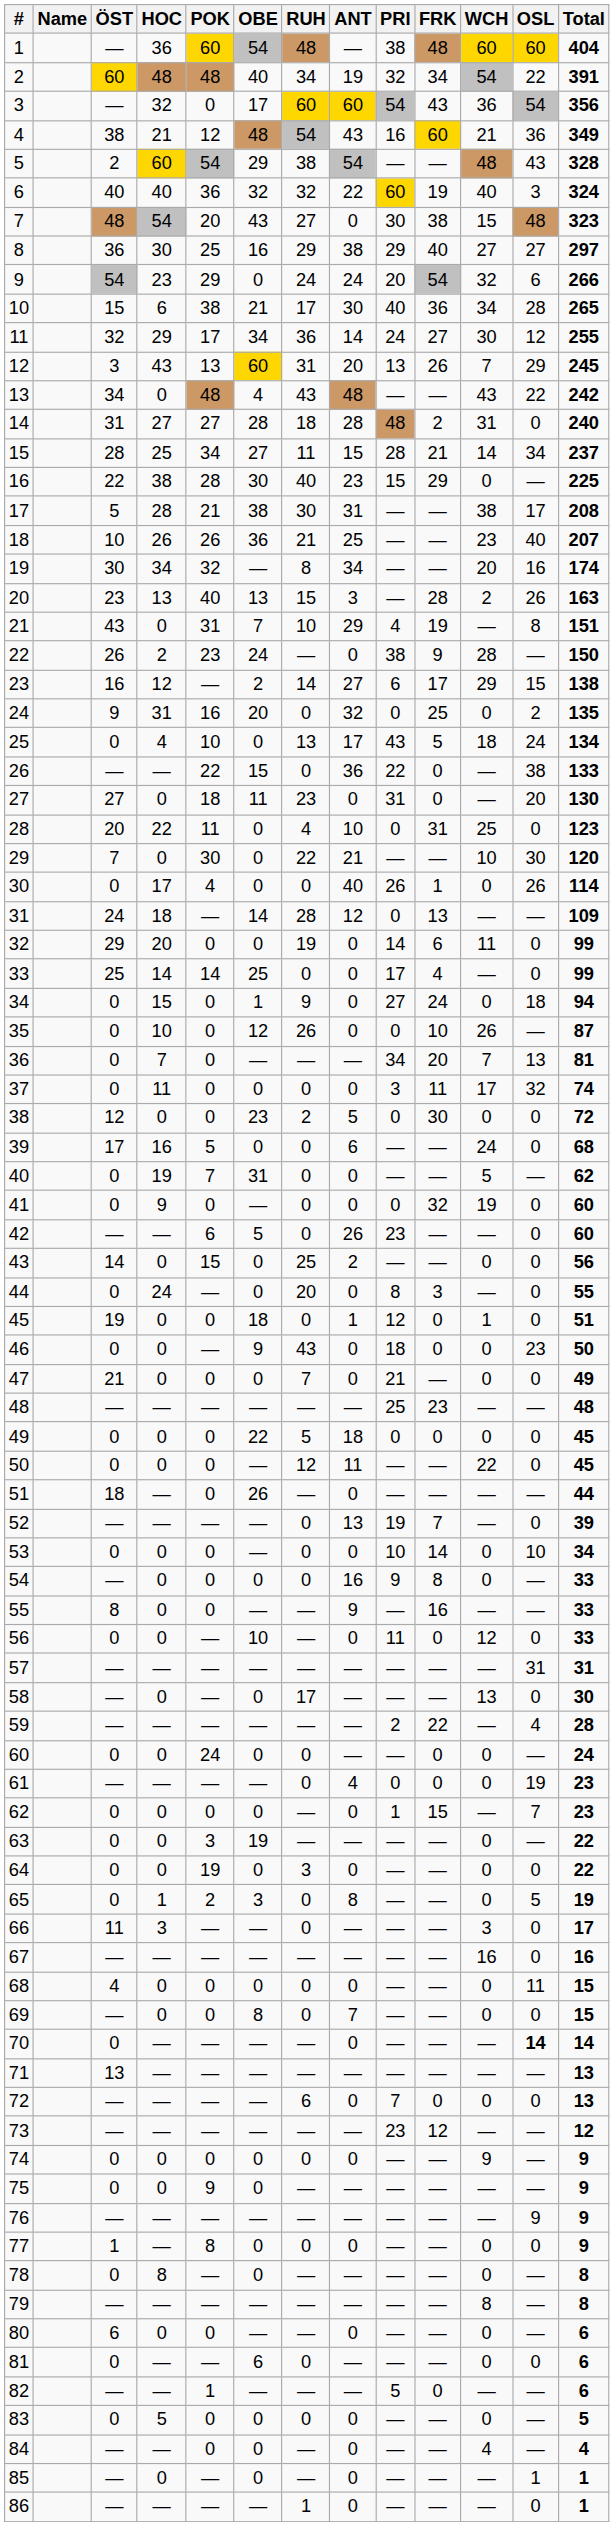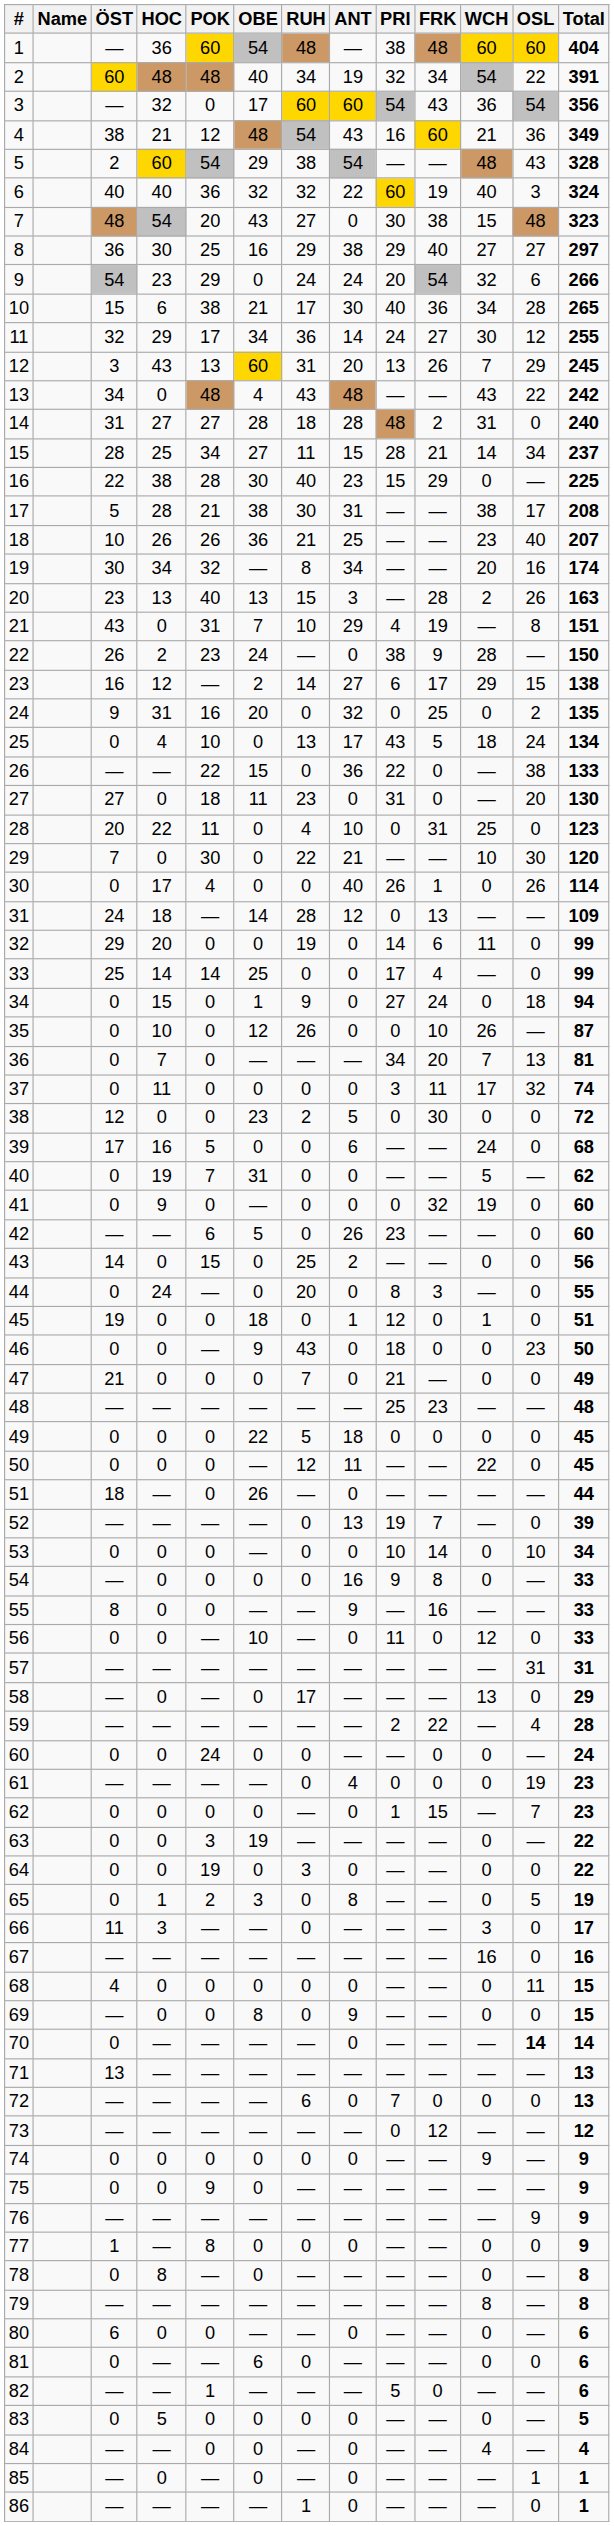(584, 1696) 30 -> (584, 1696) 29
(353, 2014) 7 -> (353, 2014) 9
(395, 2130) 23 -> (395, 2130) 0
